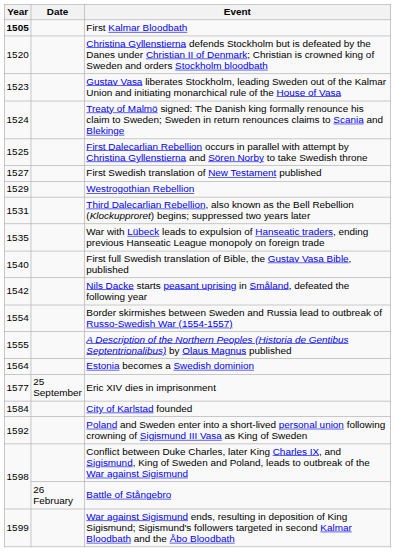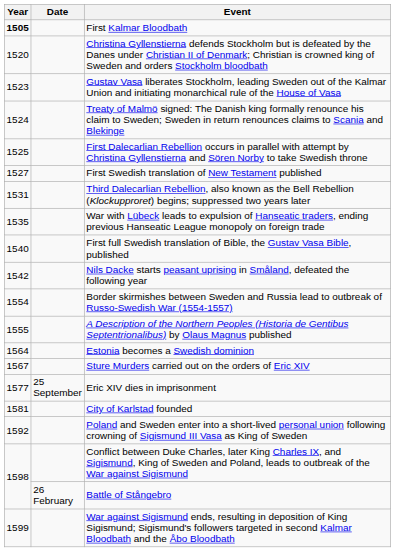- row: (140, 189)
+ row: (198, 366)
(18, 409) 1584 -> (18, 409) 1581
